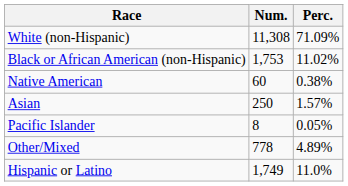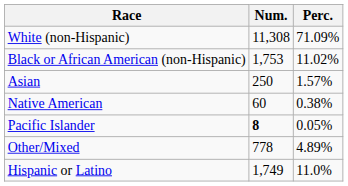rows swapped: (55, 81) <-> (24, 103)
(256, 125) normal -> (256, 125) bold
